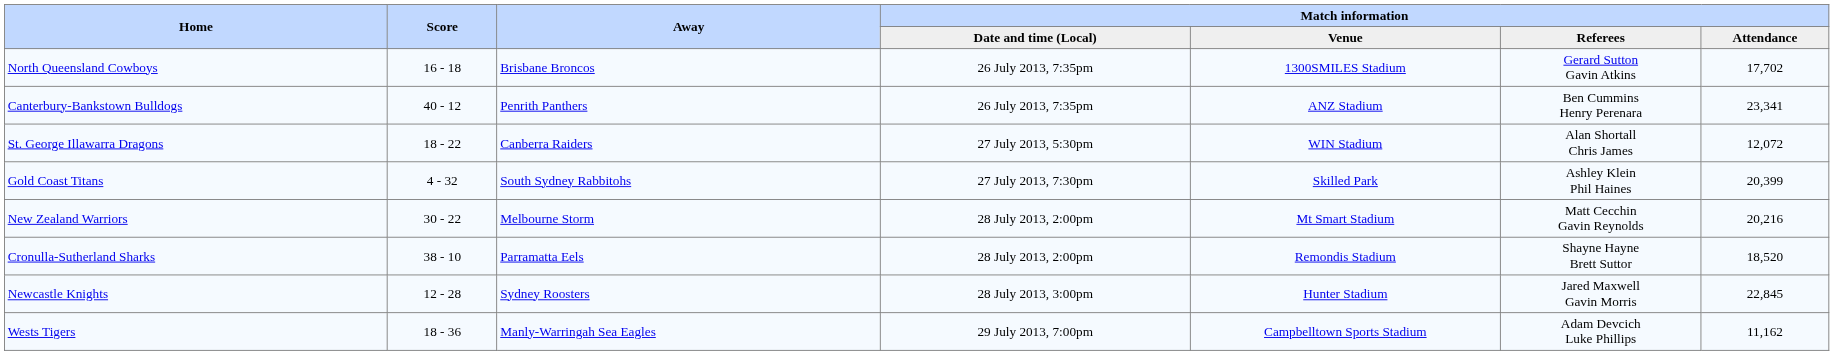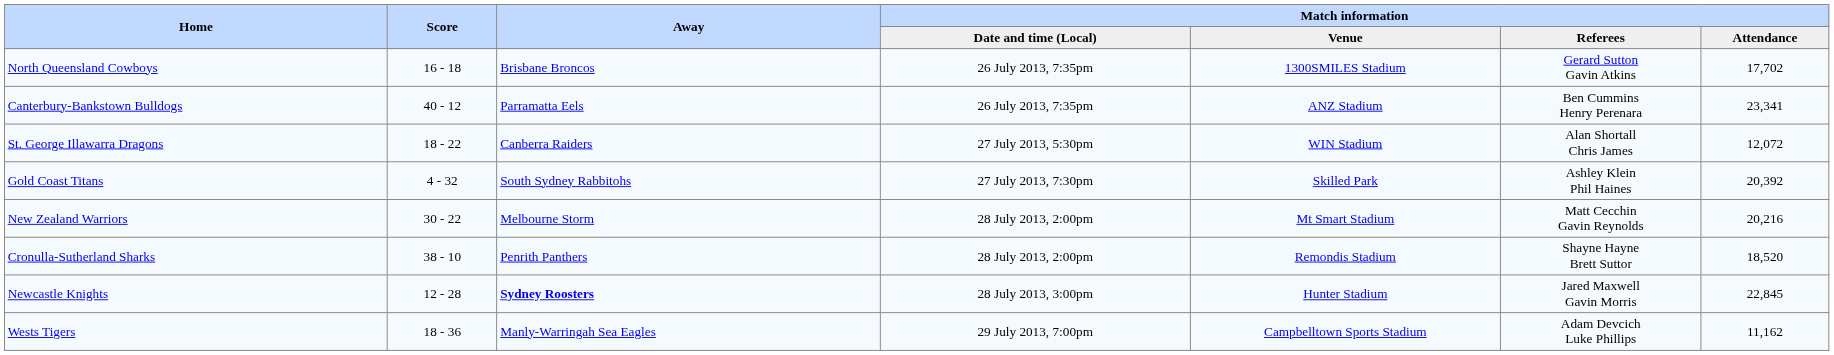(544, 105) Penrith Panthers -> (542, 105) Parramatta Eels
(1765, 180) 20,399 -> (1765, 180) 20,392
(542, 256) Parramatta Eels -> (544, 256) Penrith Panthers
(545, 293) normal -> (547, 293) bold
